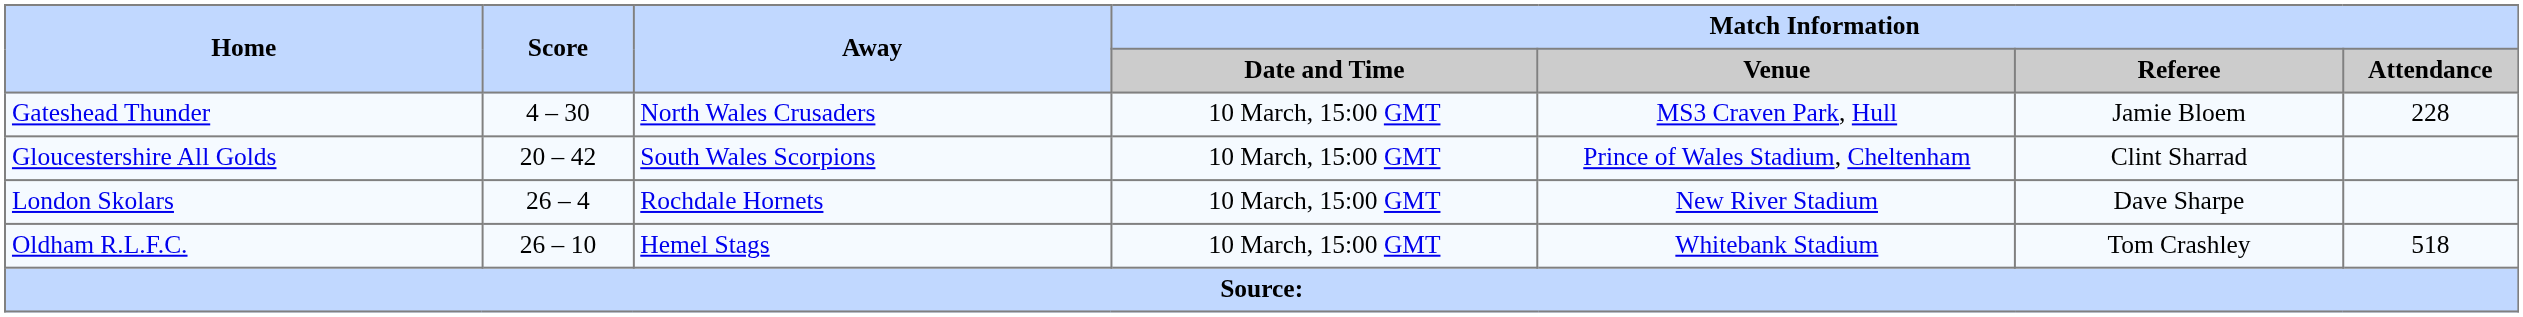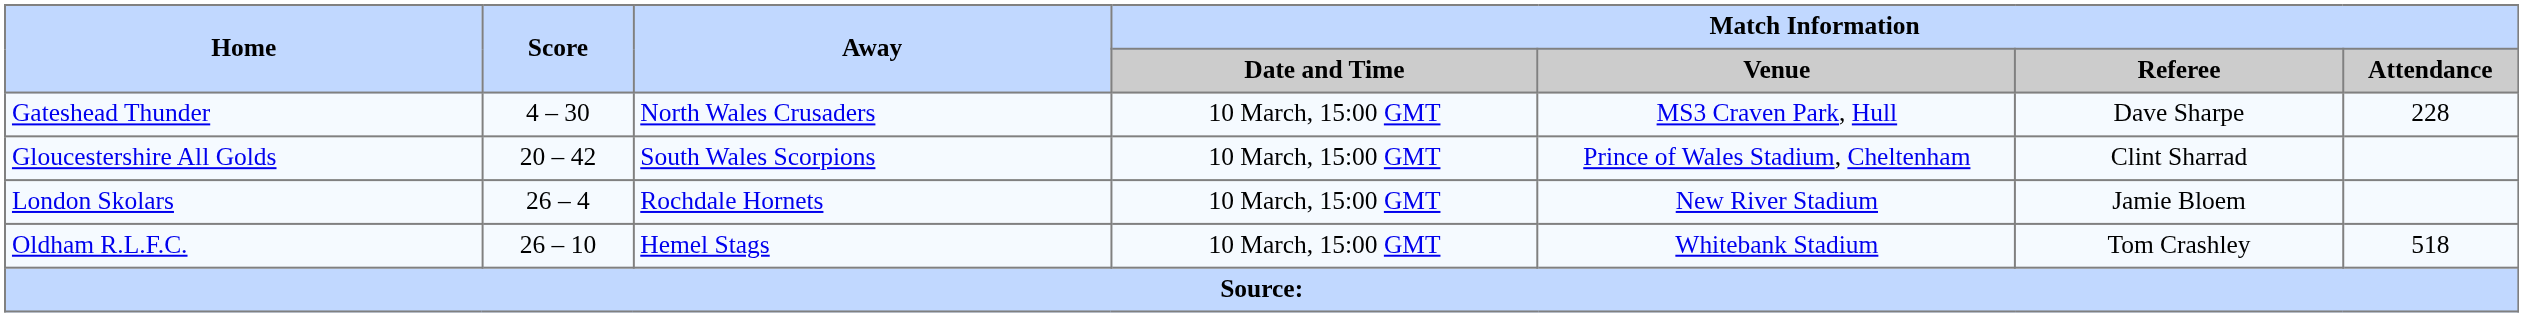(2179, 113) Jamie Bloem -> (2179, 113) Dave Sharpe
(2179, 201) Dave Sharpe -> (2179, 201) Jamie Bloem
